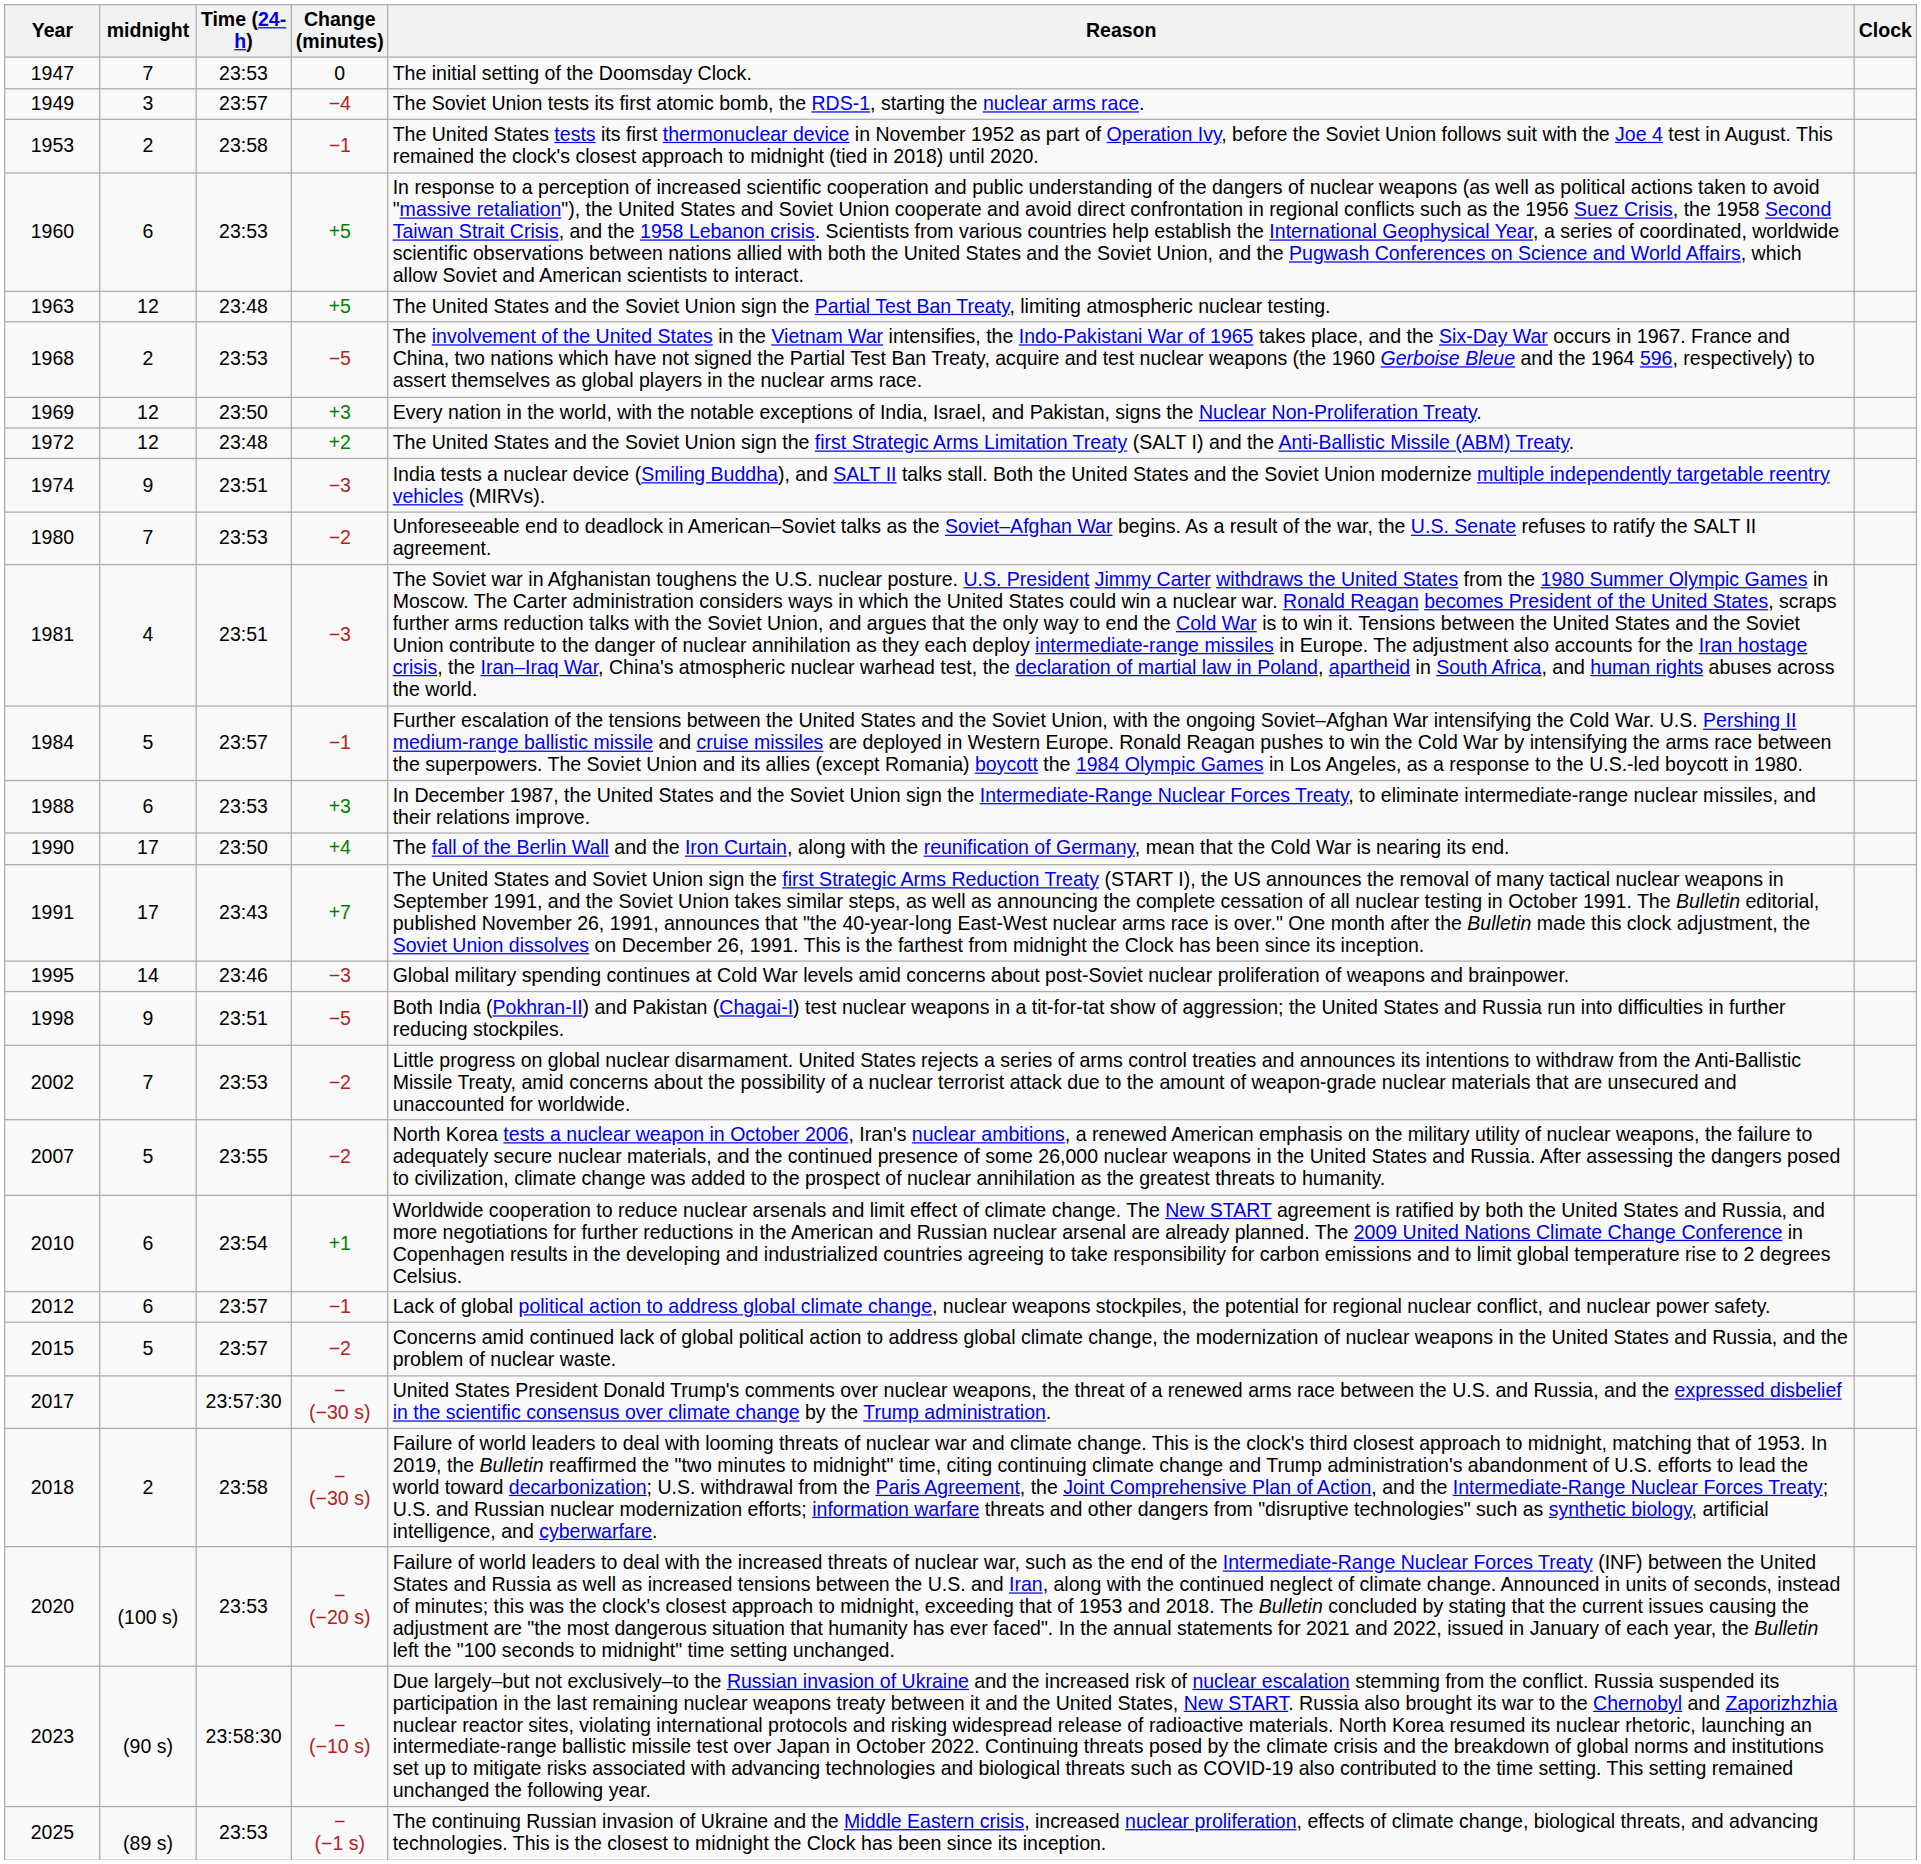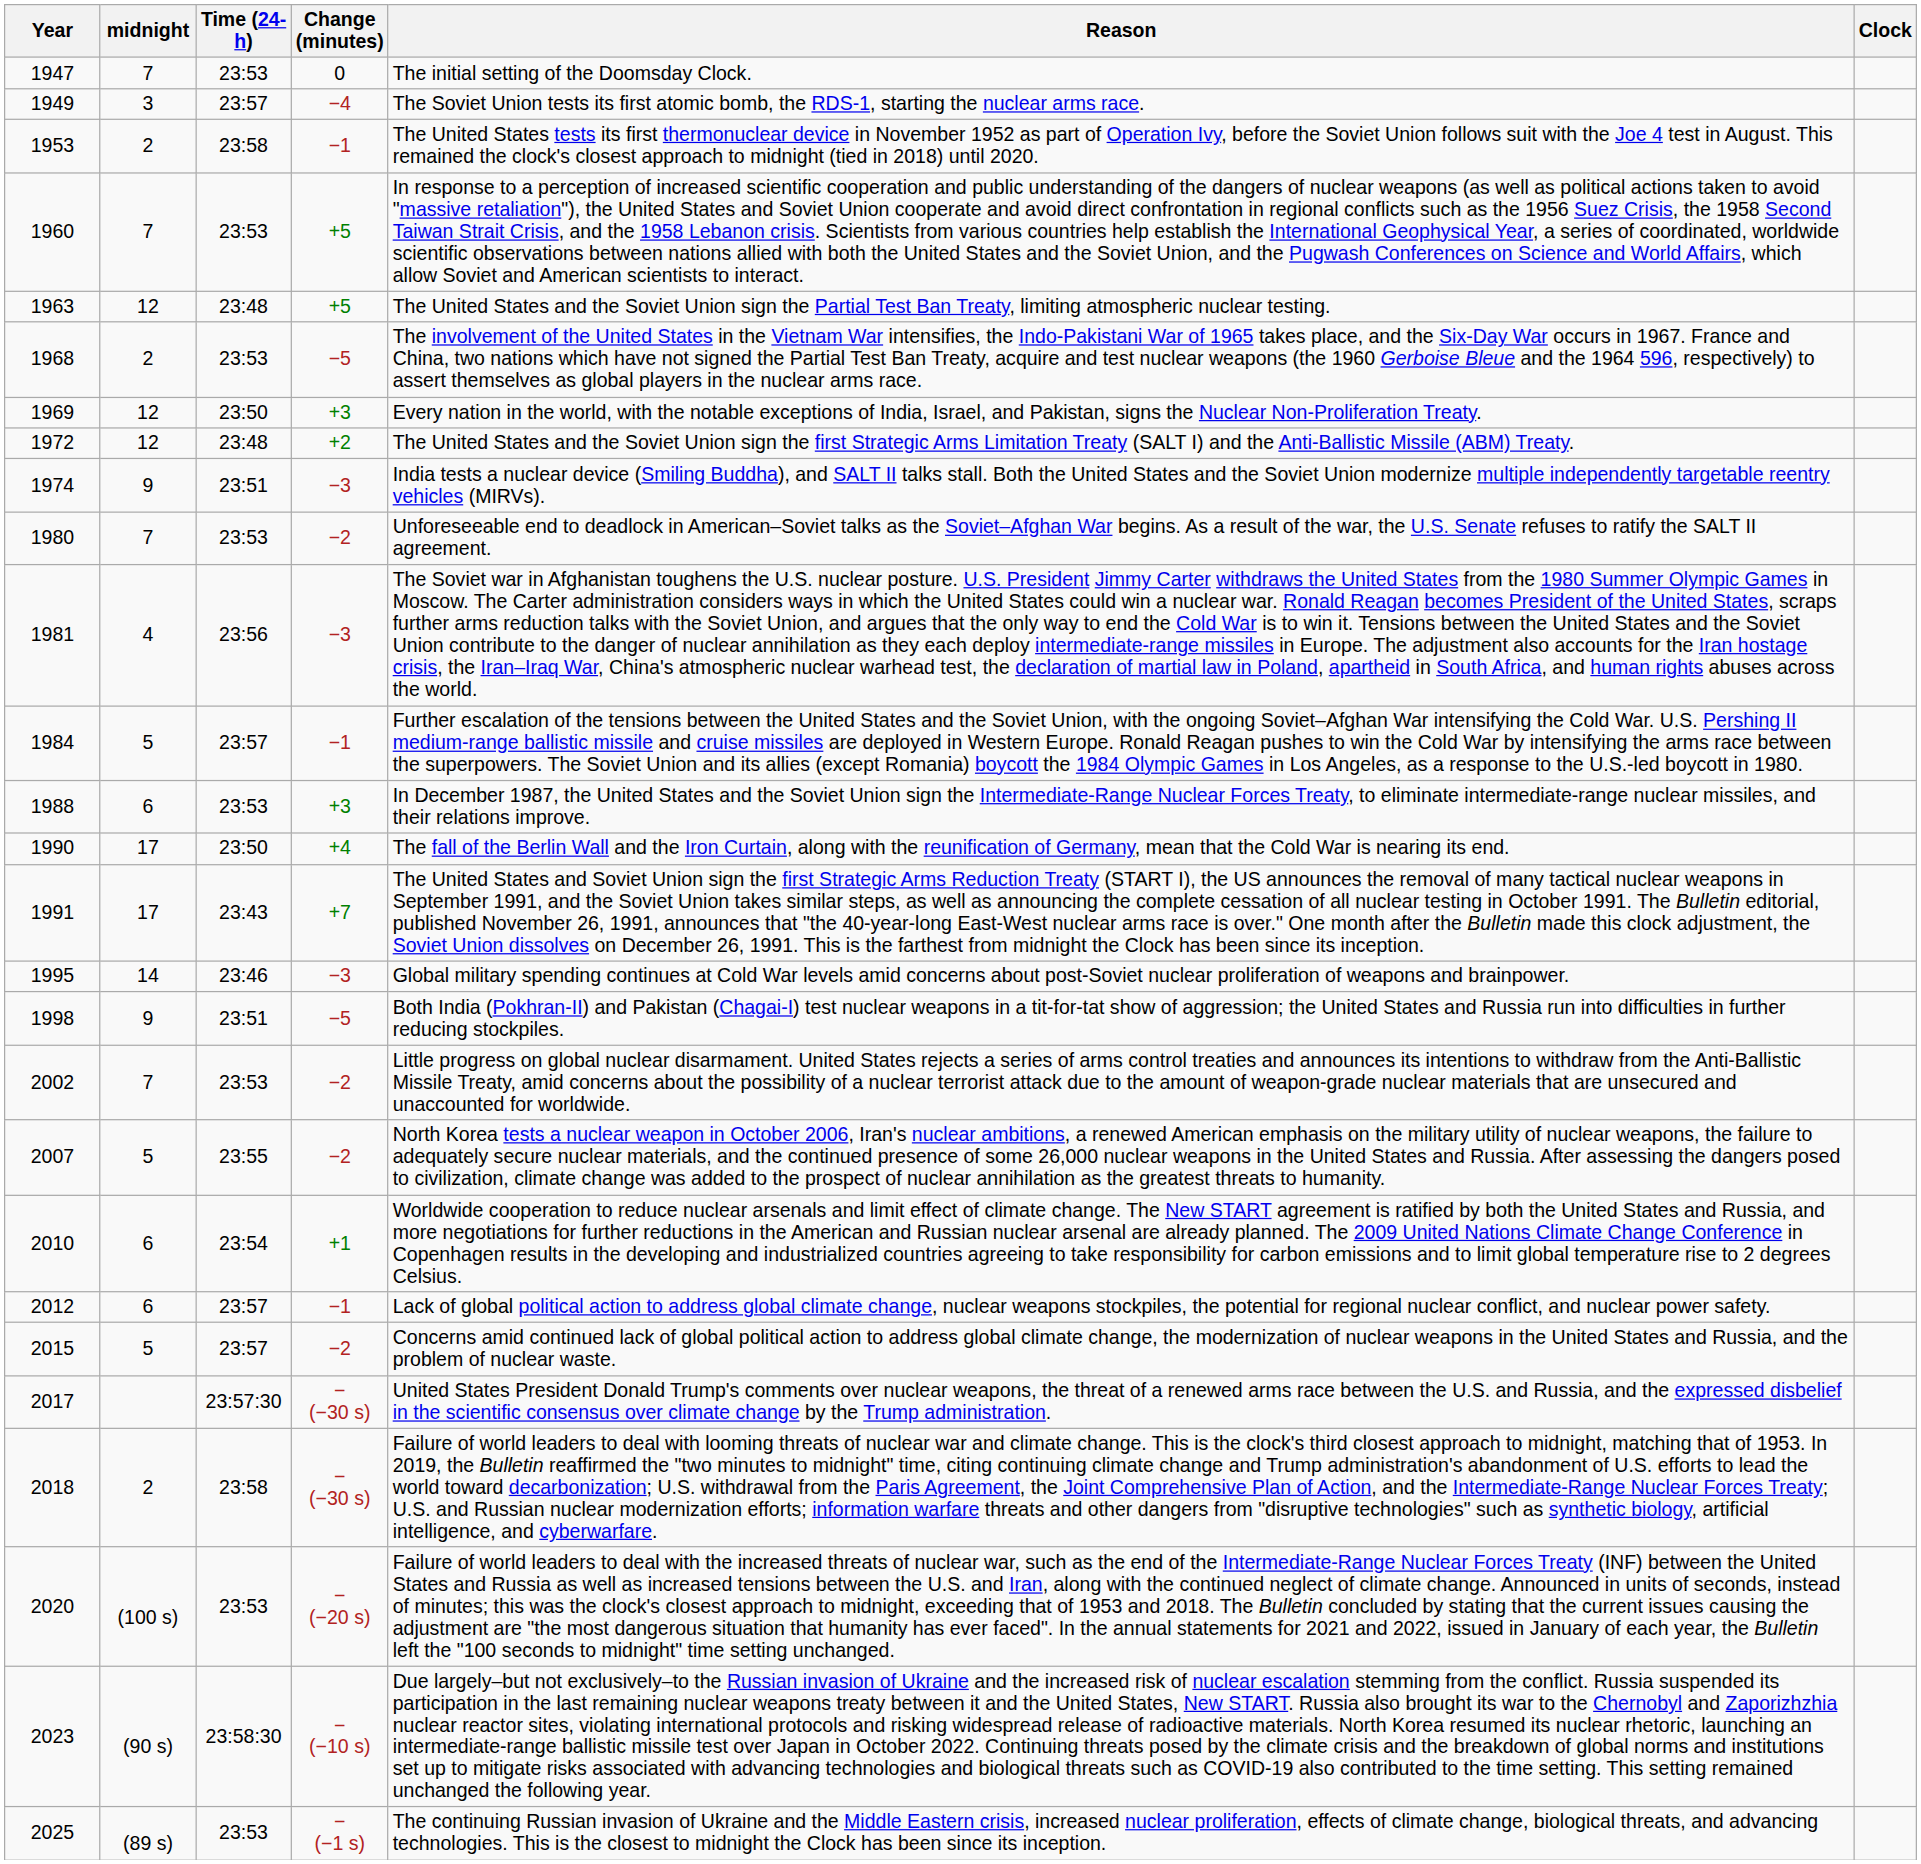(148, 231) 6 -> (148, 231) 7
(244, 635) 23:51 -> (244, 635) 23:56
